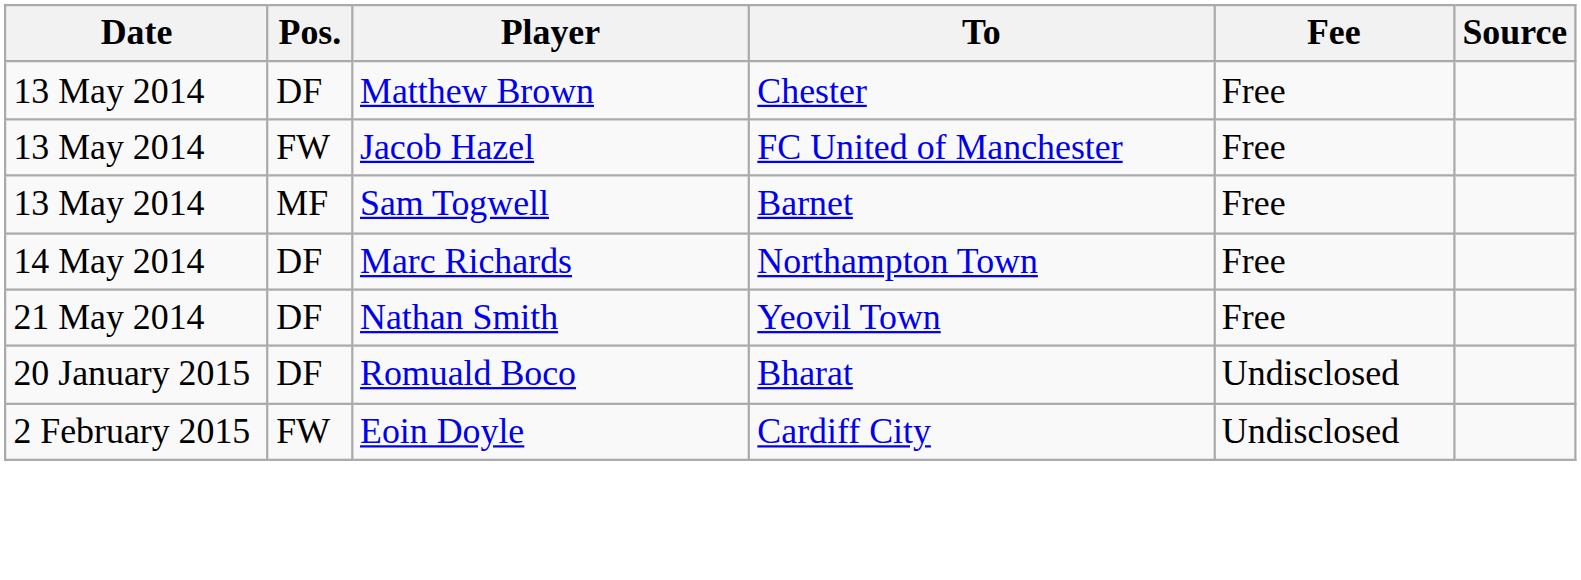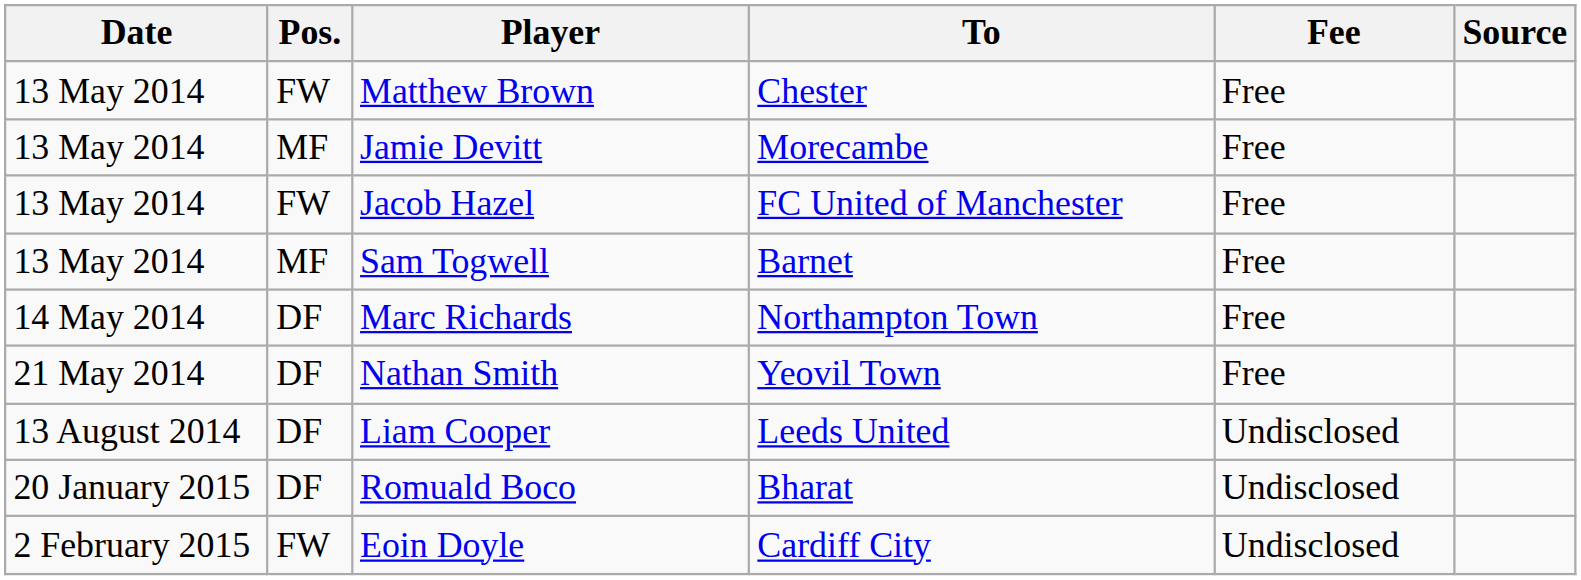(299, 89) DF -> (303, 89) FW
+ row: (451, 146)
+ row: (455, 430)
